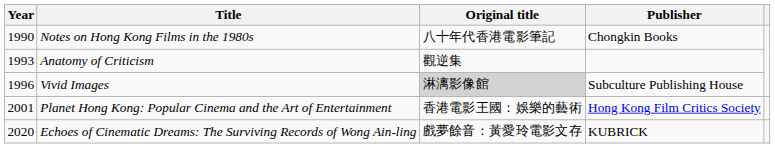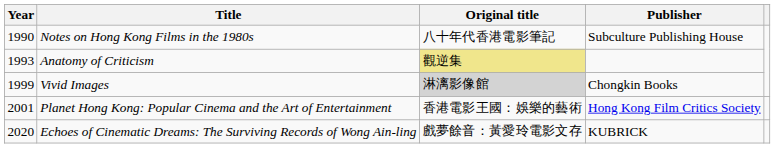(633, 37) Chongkin Books -> (666, 37) Subculture Publishing House
(443, 60) no background -> (443, 60) khaki background
(21, 84) 1996 -> (21, 84) 1999
(666, 84) Subculture Publishing House -> (633, 84) Chongkin Books
